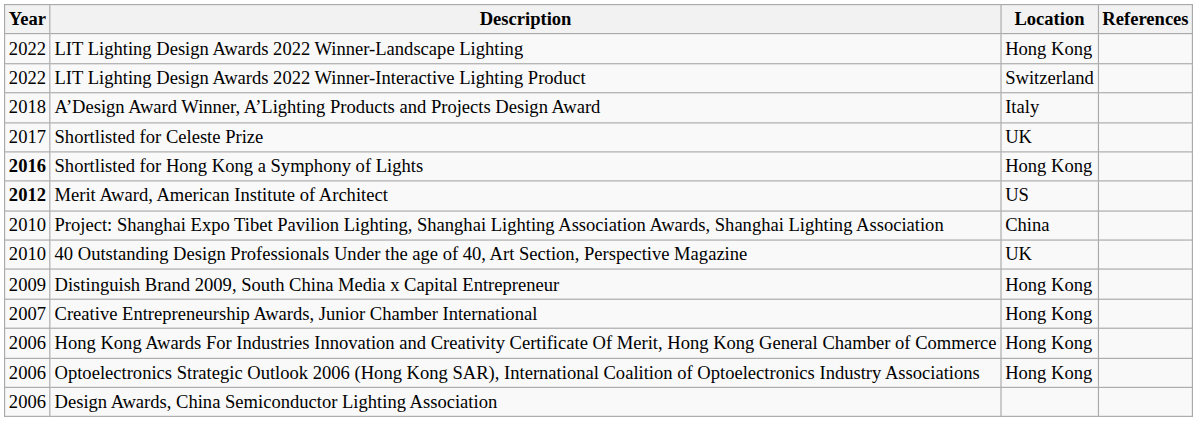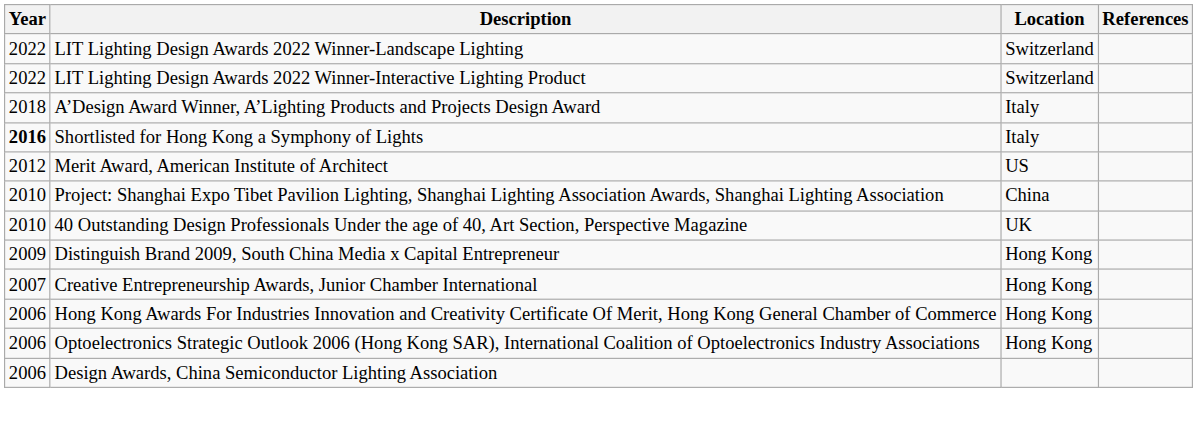(1049, 48) Hong Kong -> (1049, 48) Switzerland
- row: (159, 136)
(1049, 166) Hong Kong -> (1022, 136) Italy
(27, 195) bold -> (27, 166) normal
